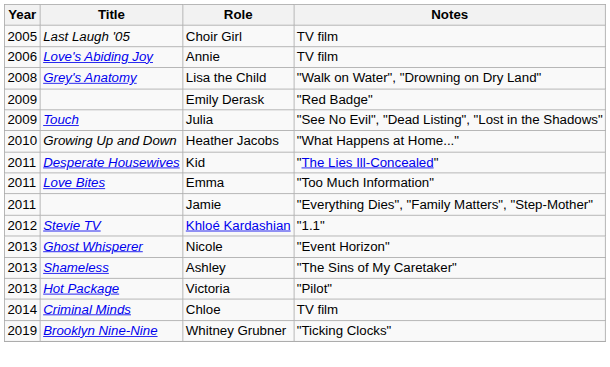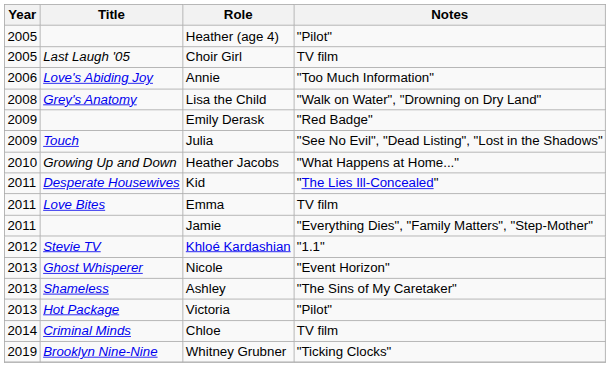+ row: (232, 36)
(317, 57) TV film -> (365, 78) "Too Much Information"
(365, 183) "Too Much Information" -> (317, 204) TV film
